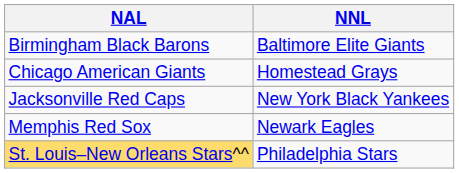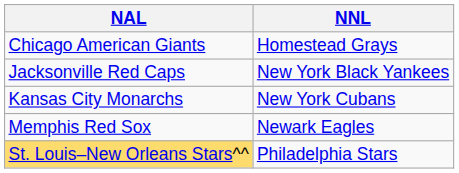- row: (109, 45)
+ row: (96, 99)
